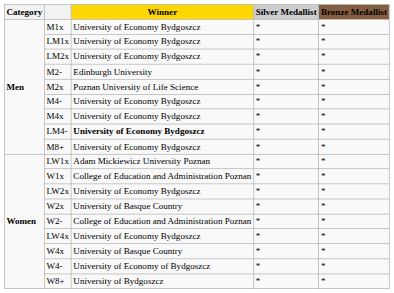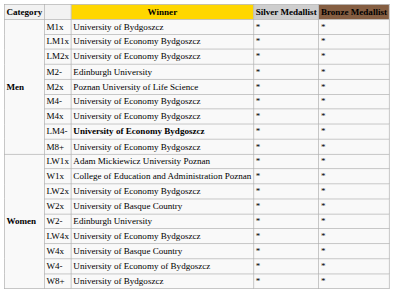(137, 27) University of Economy Bydgoszcz -> (118, 27) University of Bydgoszcz
(162, 221) College of Education and Administration Poznan -> (113, 221) Edinburgh University
